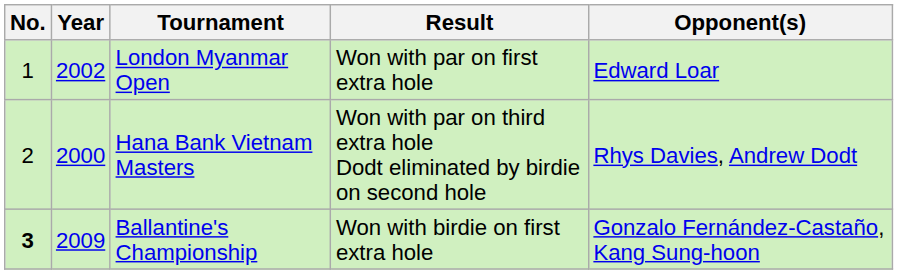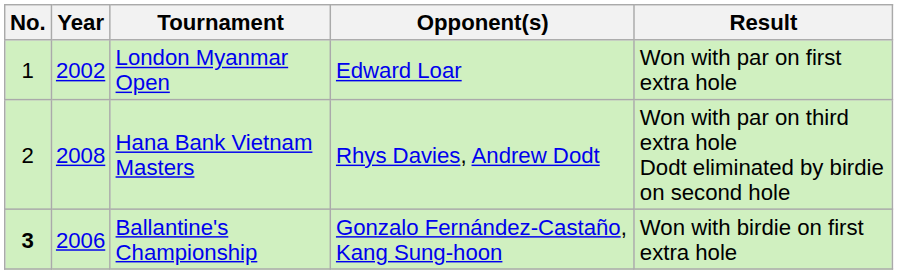columns swapped: (740, 22) <-> (460, 22)
(81, 155) 2000 -> (81, 155) 2008
(81, 240) 2009 -> (81, 240) 2006
